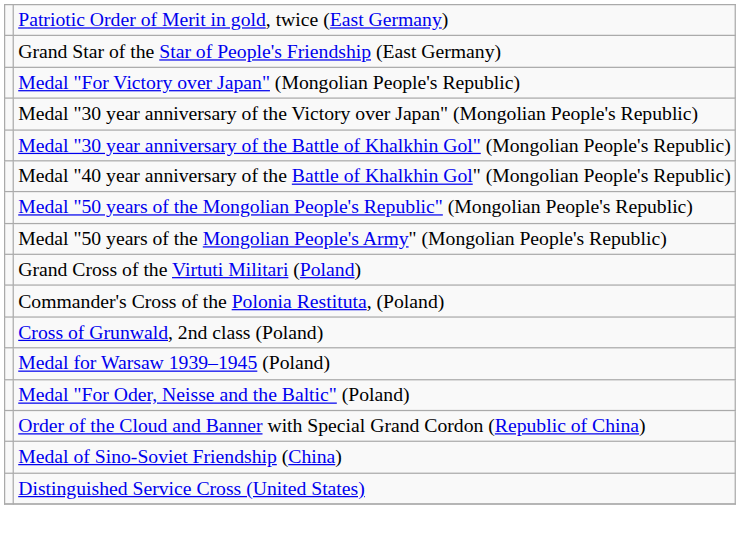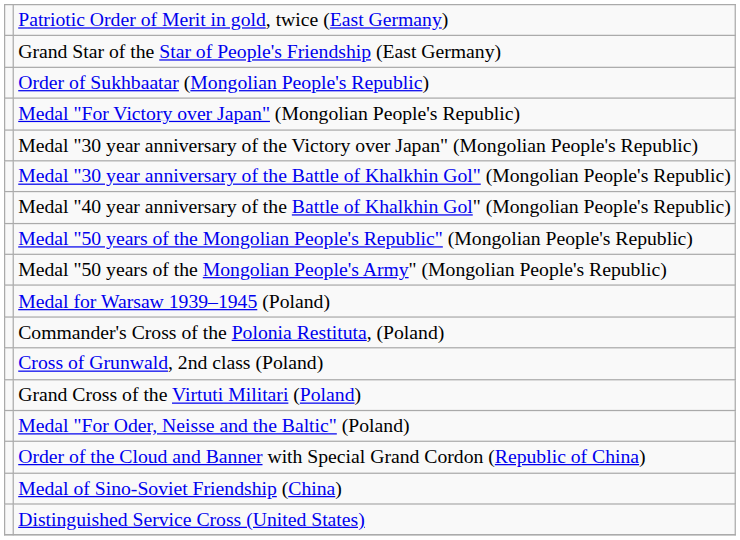+ row: (224, 82)
rows swapped: (190, 269) <-> (174, 363)
